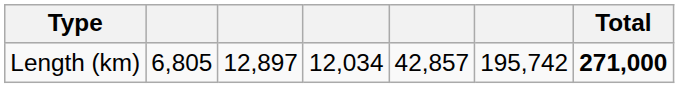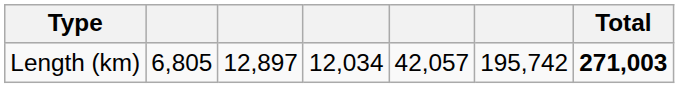(432, 62) 42,857 -> (432, 62) 42,057
(623, 62) 271,000 -> (623, 62) 271,003
